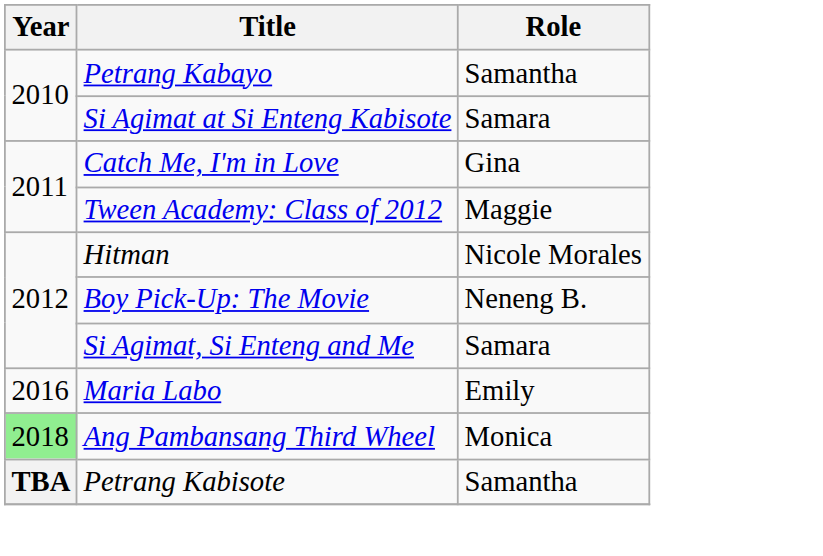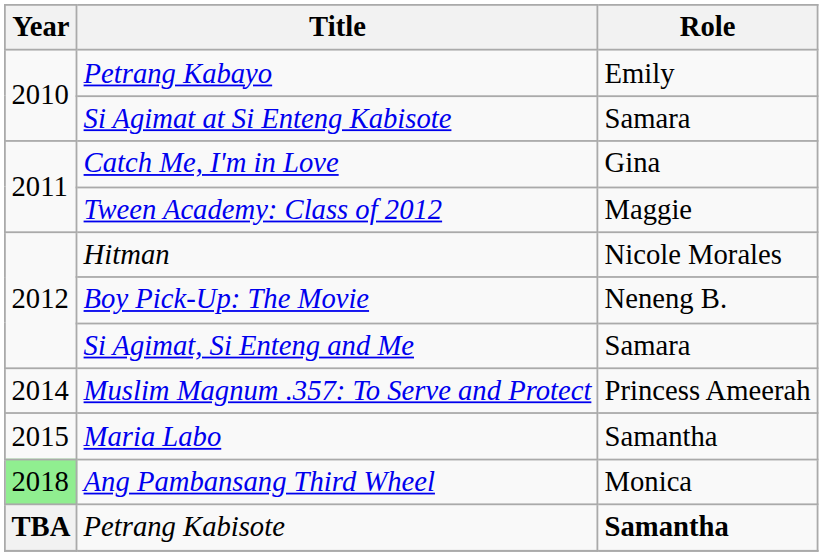(521, 72) Samantha -> (640, 72) Emily
+ row: (337, 390)
(40, 390) 2016 -> (40, 436) 2015
(500, 390) Emily -> (661, 436) Samantha
(521, 481) normal -> (667, 526) bold
